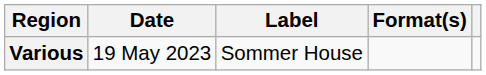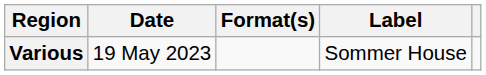columns swapped: (420, 20) <-> (292, 20)
